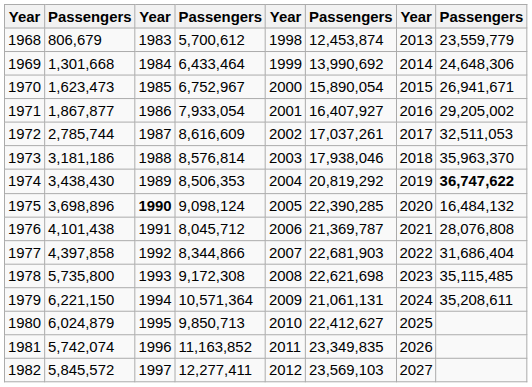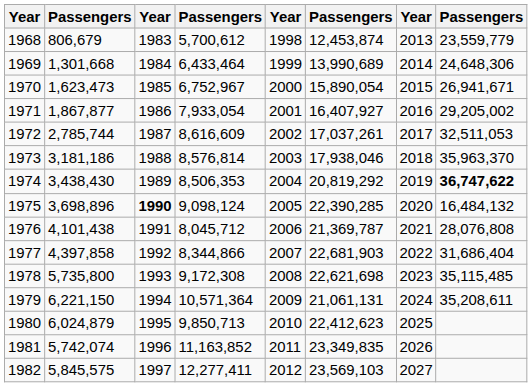(346, 64) 13,990,692 -> (346, 64) 13,990,689
(346, 323) 22,412,627 -> (346, 323) 22,412,623
(81, 370) 5,845,572 -> (81, 370) 5,845,575
